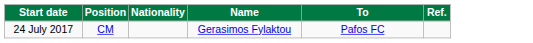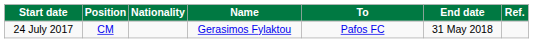+ column: (462, 13)
